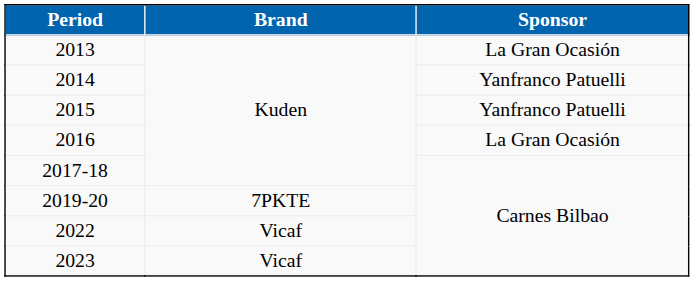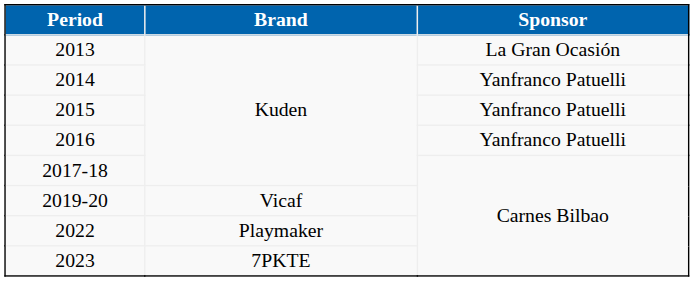(553, 140) La Gran Ocasión -> (553, 140) Yanfranco Patuelli
(281, 200) 7PKTE -> (281, 200) Vicaf
(281, 230) Vicaf -> (281, 230) Playmaker
(281, 260) Vicaf -> (281, 260) 7PKTE
